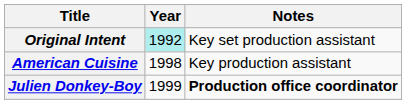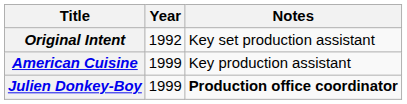(165, 39) paleturquoise background -> (165, 39) no background
(165, 63) 1998 -> (165, 63) 1999
